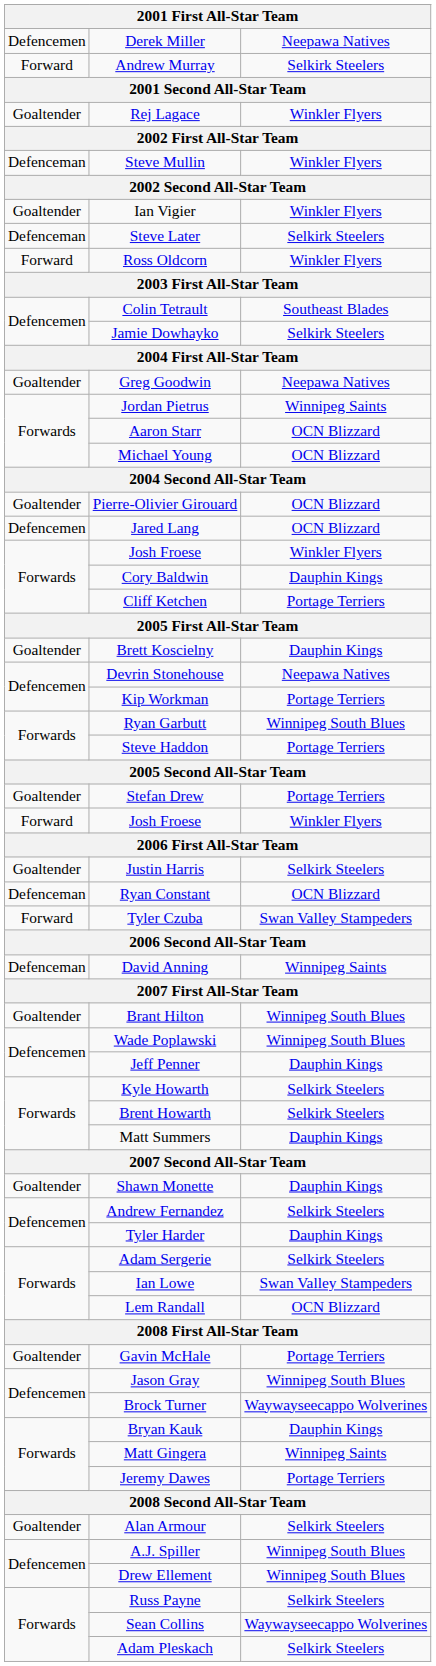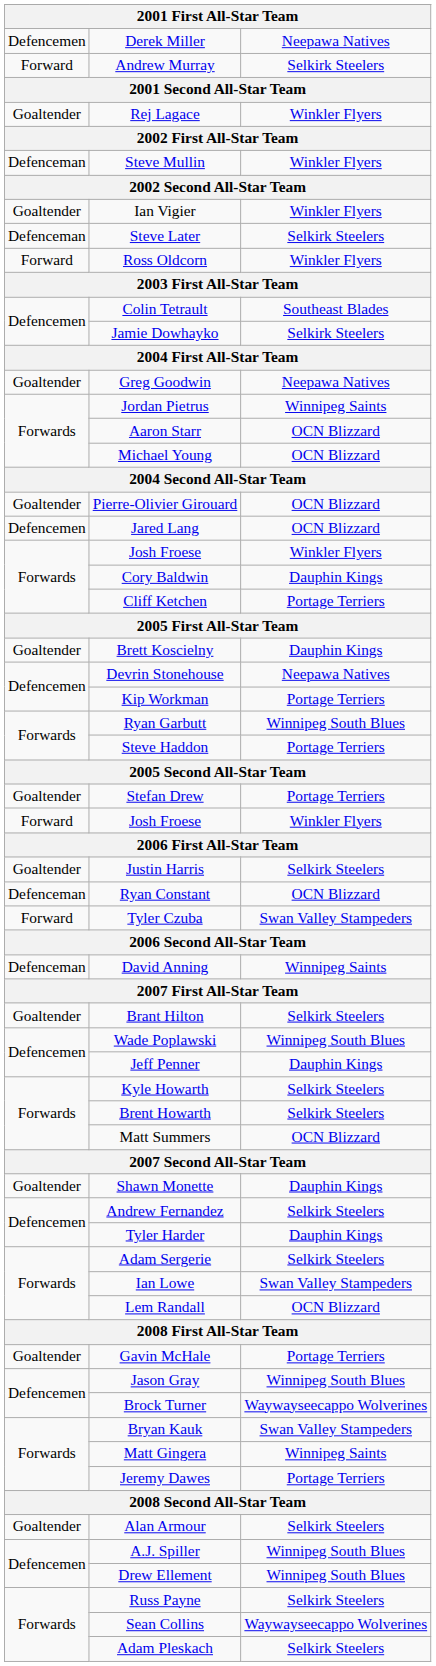(336, 1015) Winnipeg South Blues -> (336, 1015) Selkirk Steelers
(336, 1137) Dauphin Kings -> (336, 1137) OCN Blizzard
(336, 1429) Dauphin Kings -> (336, 1429) Swan Valley Stampeders
